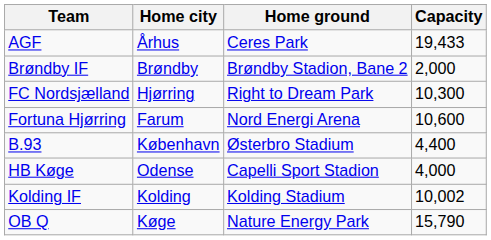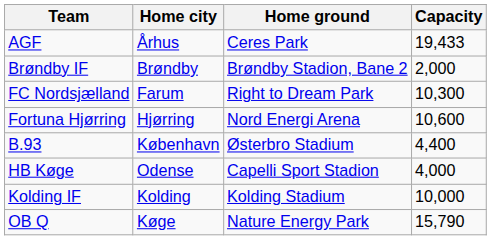(166, 94) Hjørring -> (160, 94) Farum
(160, 119) Farum -> (166, 119) Hjørring
(440, 196) 10,002 -> (440, 196) 10,000
